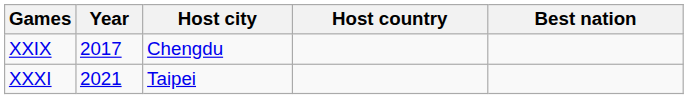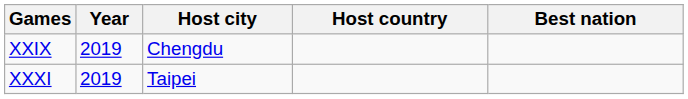(101, 49) 2017 -> (101, 49) 2019
(101, 78) 2021 -> (101, 78) 2019
